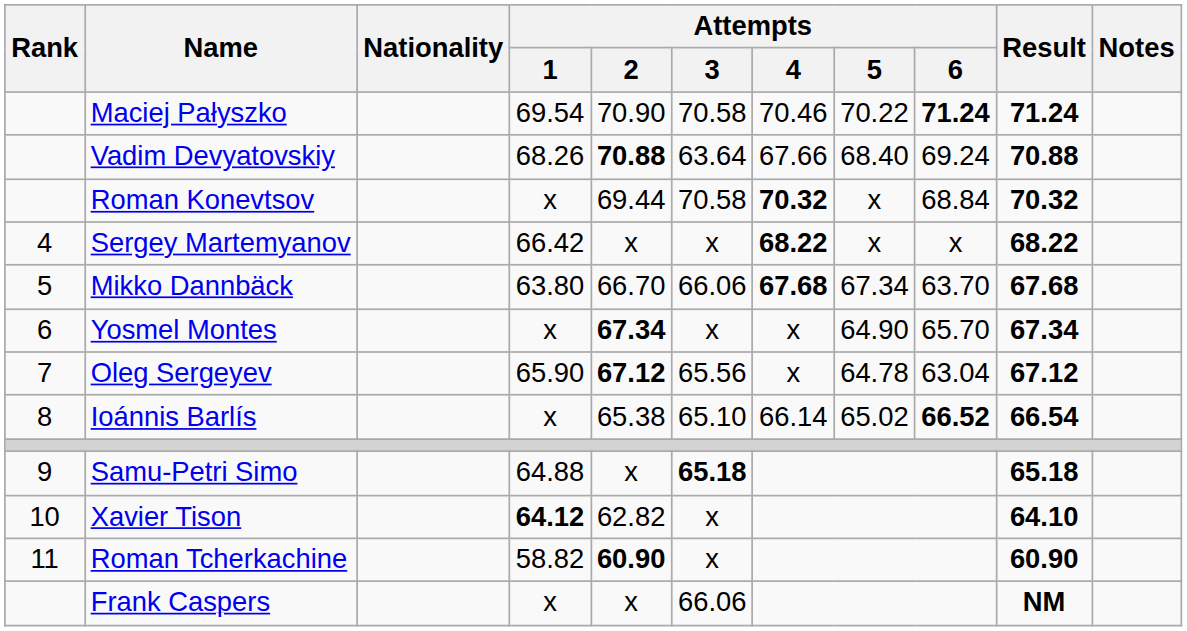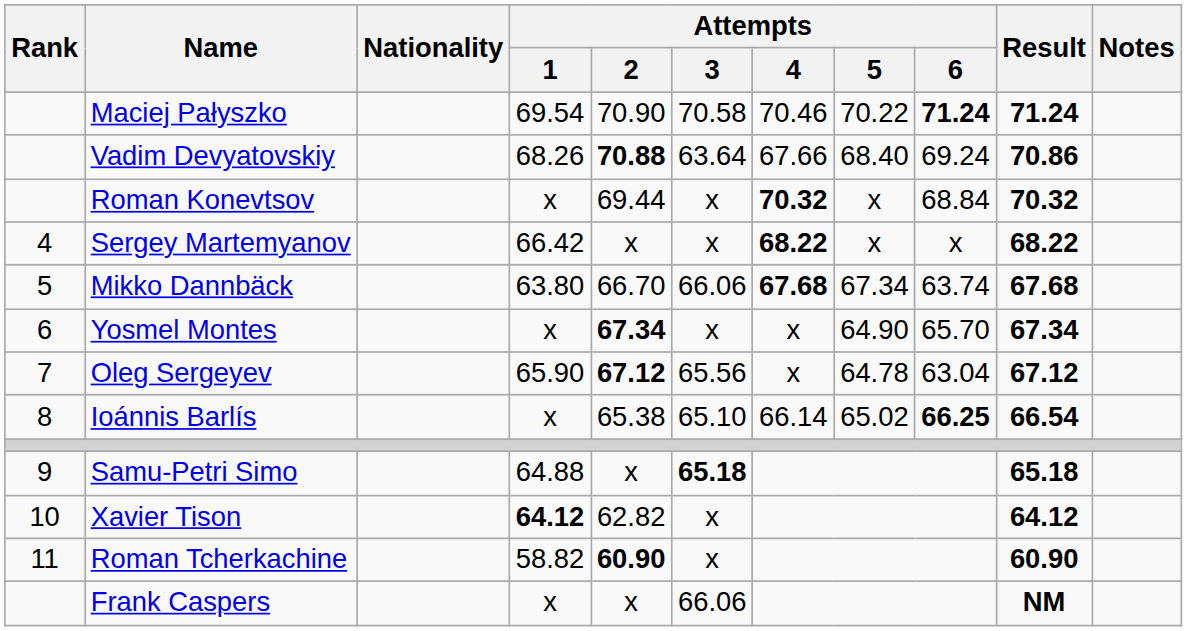(1044, 156) 70.88 -> (1044, 156) 70.86
(712, 199) 70.58 -> (712, 199) x
(955, 286) 63.70 -> (955, 286) 63.74
(955, 416) 66.52 -> (955, 416) 66.25
(1044, 516) 64.10 -> (1044, 516) 64.12
